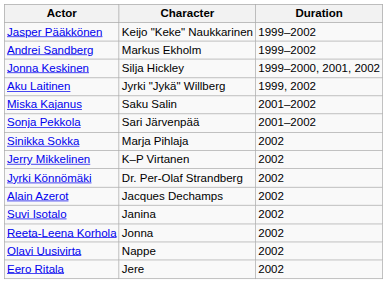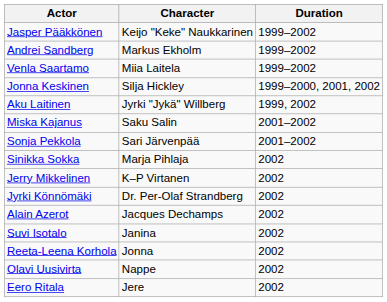+ row: (48, 68)
